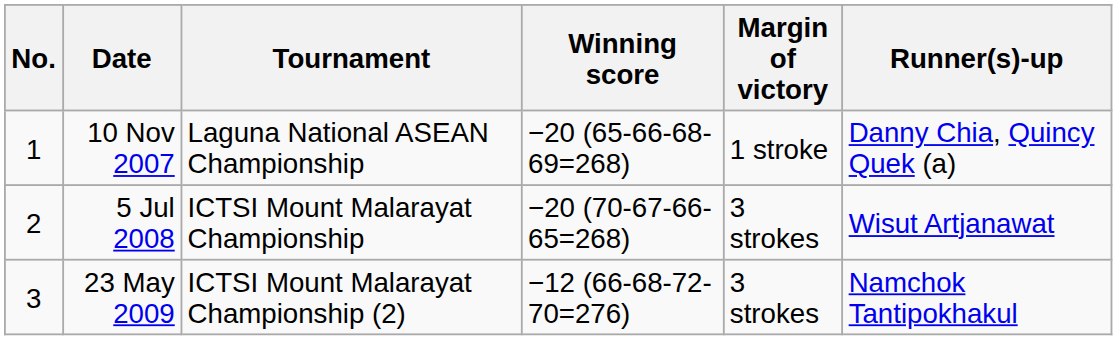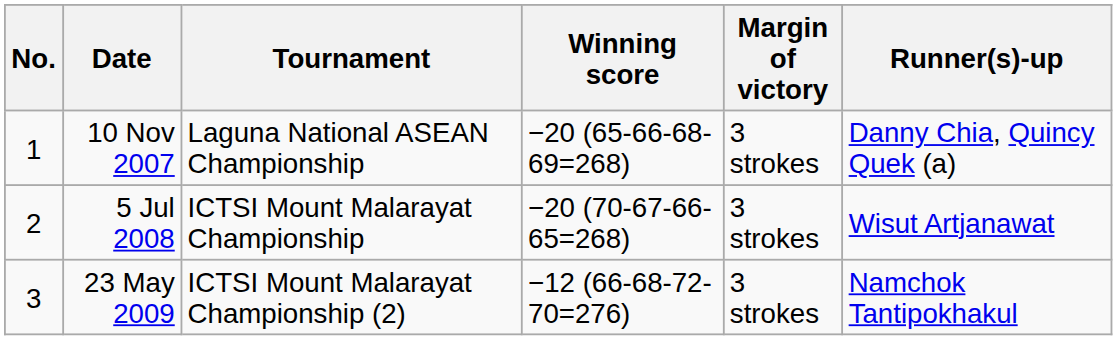(779, 148) 1 stroke -> (774, 148) 3 strokes
